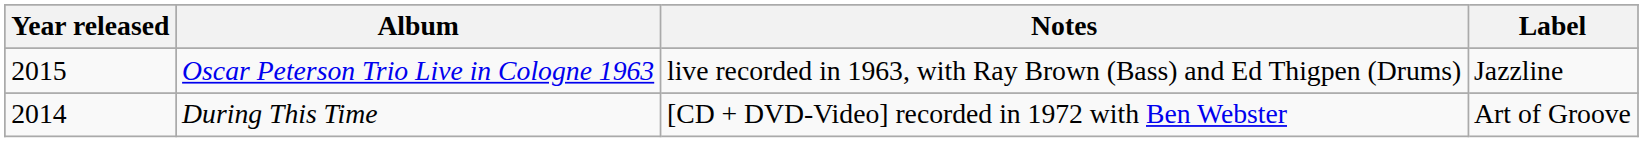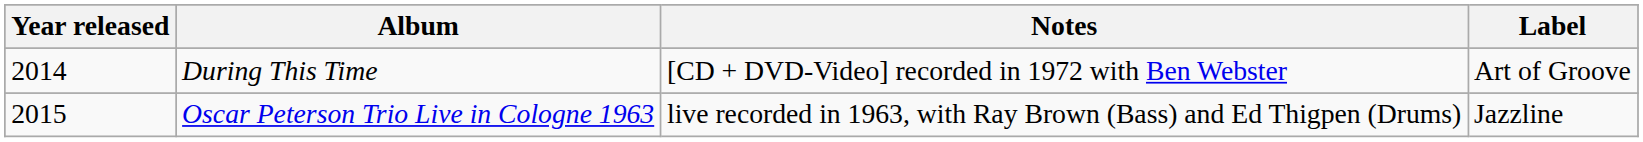rows swapped: (280, 114) <-> (418, 70)
